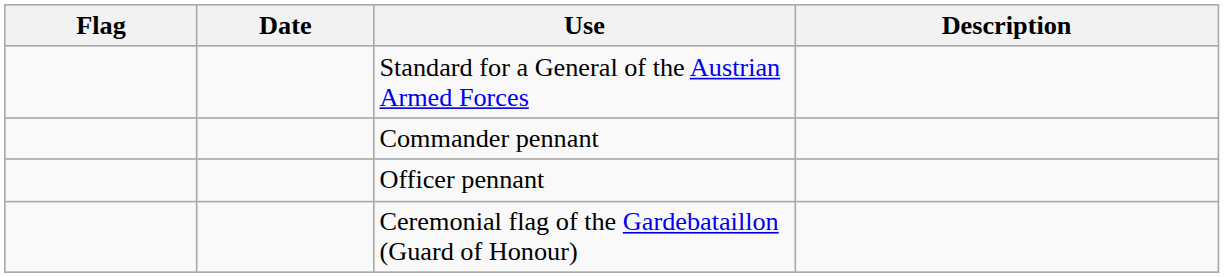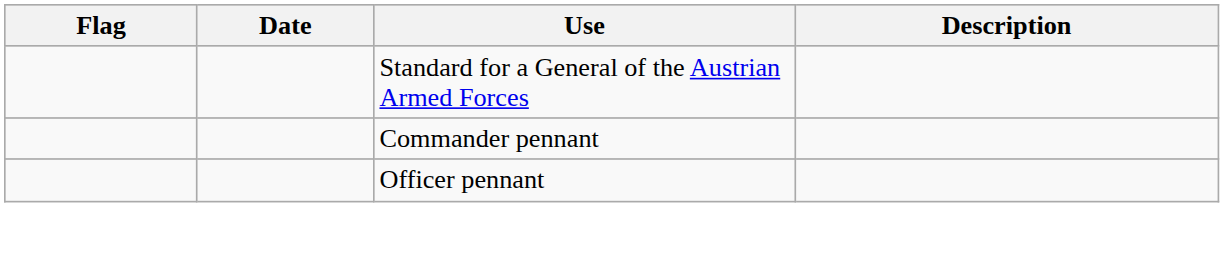- row: (579, 236)
